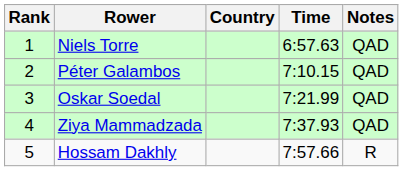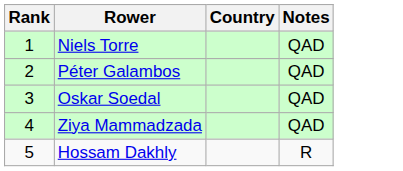- column: (311, 17)
